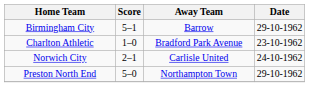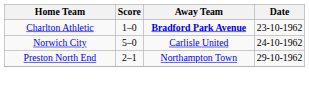- row: (60, 27)
(199, 43) normal -> (199, 27) bold
(129, 58) 2–1 -> (129, 43) 5–0
(129, 74) 5–0 -> (129, 58) 2–1
